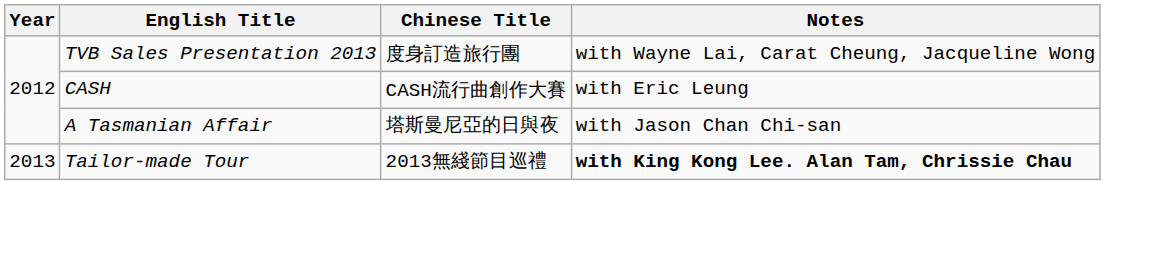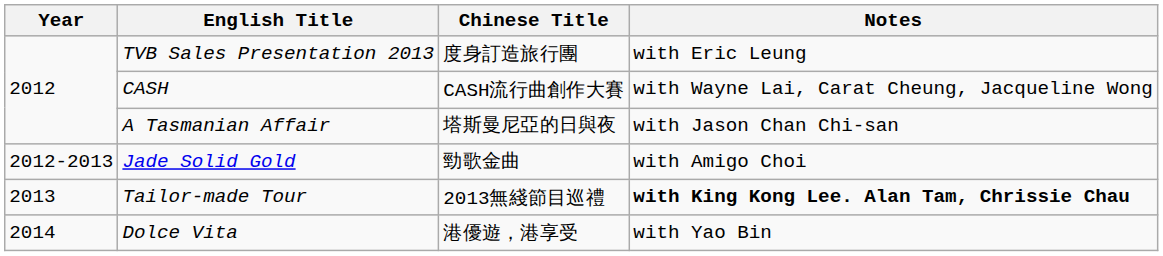(835, 54) with Wayne Lai, Carat Cheung, Jacqueline Wong -> (720, 54) with Eric Leung
(662, 90) with Eric Leung -> (893, 90) with Wayne Lai, Carat Cheung, Jacqueline Wong
+ row: (209, 161)
+ row: (180, 233)
